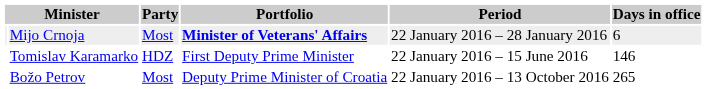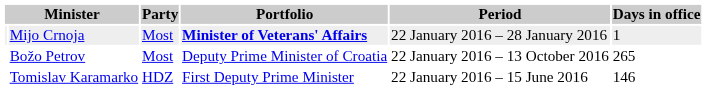(616, 35) 6 -> (616, 35) 1
rows swapped: (74, 56) <-> (47, 77)
